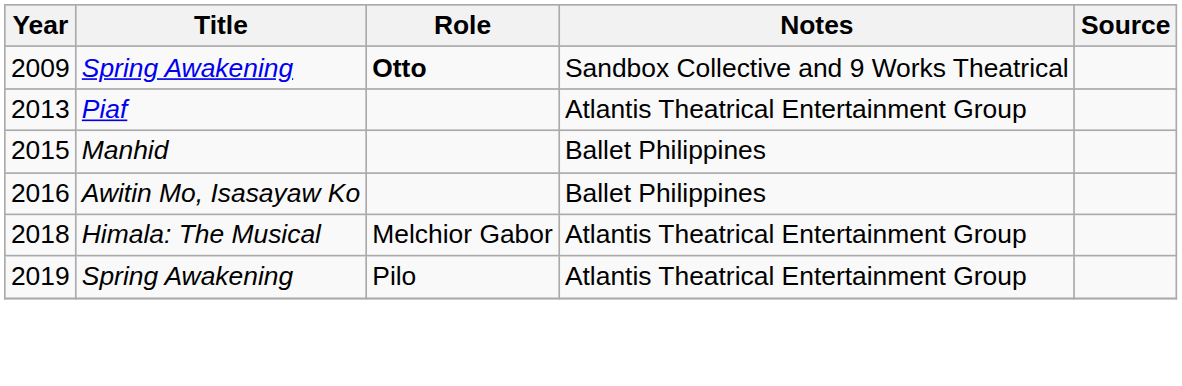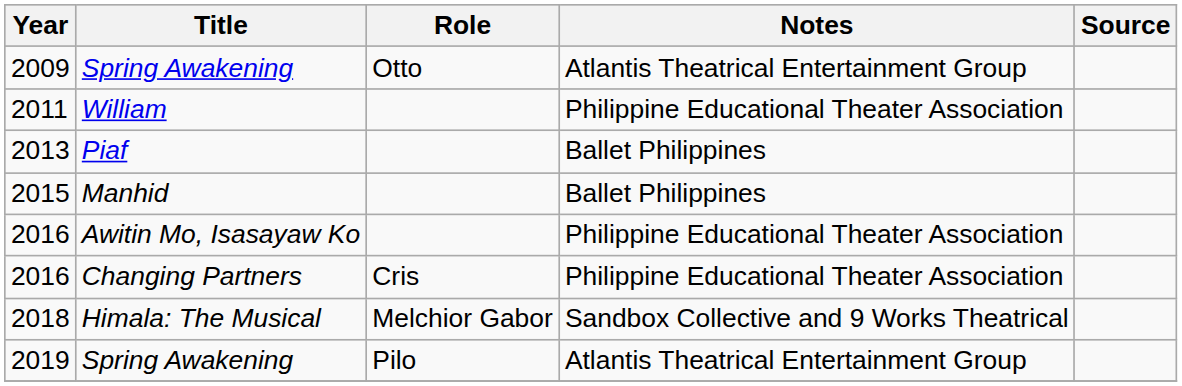(399, 67) bold -> (397, 67) normal
(817, 67) Sandbox Collective and 9 Works Theatrical -> (796, 67) Atlantis Theatrical Entertainment Group
+ row: (39, 109)
(796, 109) Atlantis Theatrical Entertainment Group -> (665, 151) Ballet Philippines
(665, 192) Ballet Philippines -> (814, 234) Philippine Educational Theater Association
+ row: (40, 276)
(796, 234) Atlantis Theatrical Entertainment Group -> (817, 318) Sandbox Collective and 9 Works Theatrical
